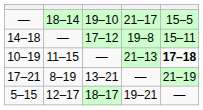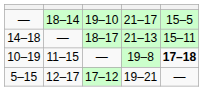(102, 38) 17–12 -> (102, 38) 18–17
(141, 38) 19–8 -> (141, 38) 21–13
(141, 57) 21–13 -> (141, 57) 19–8
- row: (24, 76)
(102, 95) 18–17 -> (102, 76) 17–12
